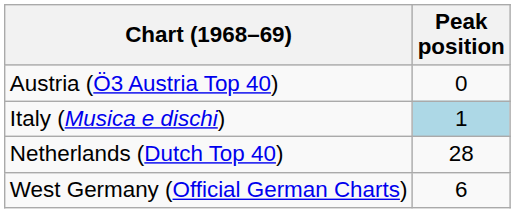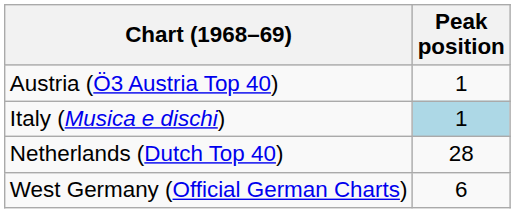(461, 82) 0 -> (461, 82) 1
